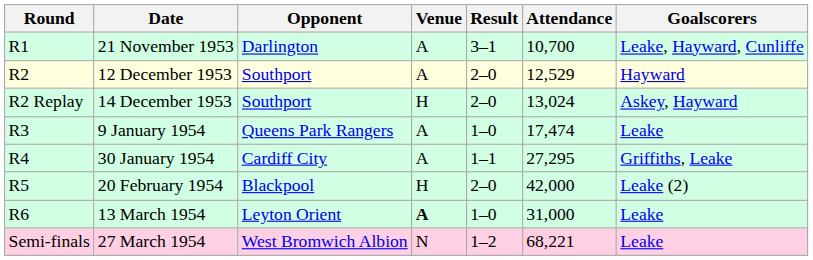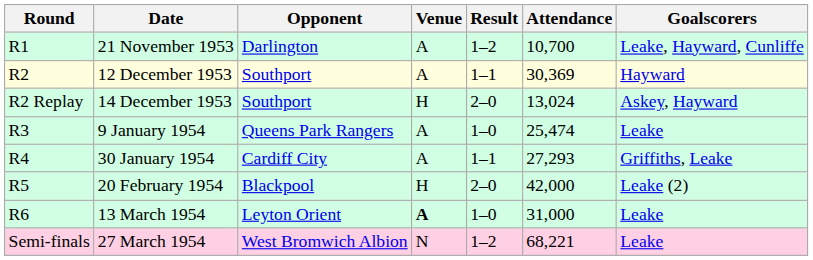(483, 46) 3–1 -> (483, 46) 1–2
(483, 74) 2–0 -> (483, 74) 1–1
(550, 74) 12,529 -> (550, 74) 30,369
(550, 130) 17,474 -> (550, 130) 25,474
(550, 158) 27,295 -> (550, 158) 27,293
